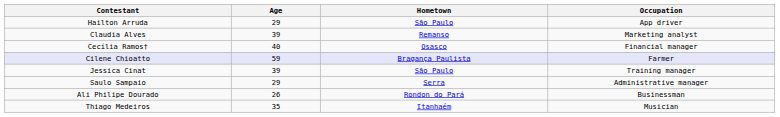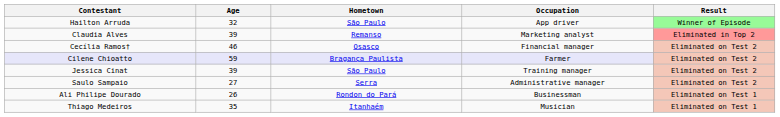+ column: (714, 10)
(276, 22) 29 -> (233, 22) 32
(276, 46) 40 -> (233, 46) 46
(276, 82) 29 -> (233, 82) 27
